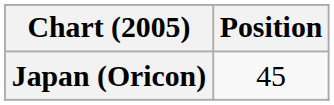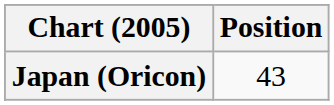(271, 75) 45 -> (271, 75) 43
